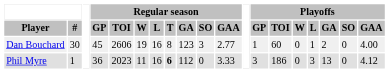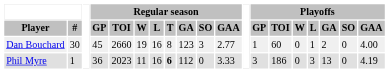(121, 44) 2606 -> (121, 44) 2660
(369, 61) 4.12 -> (369, 61) 4.19
